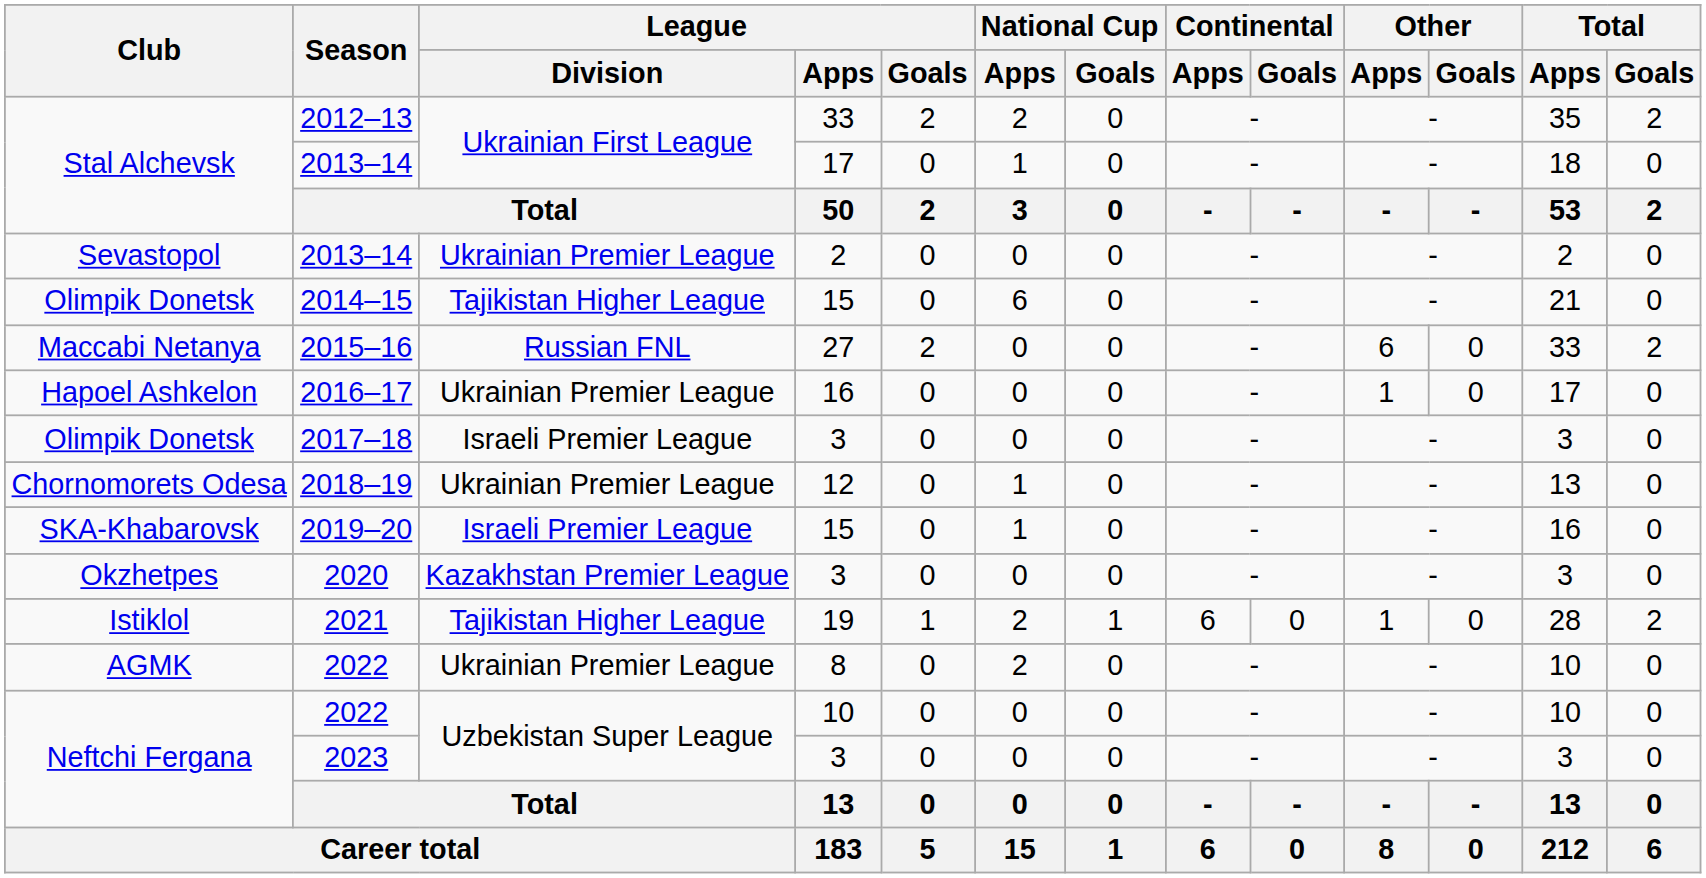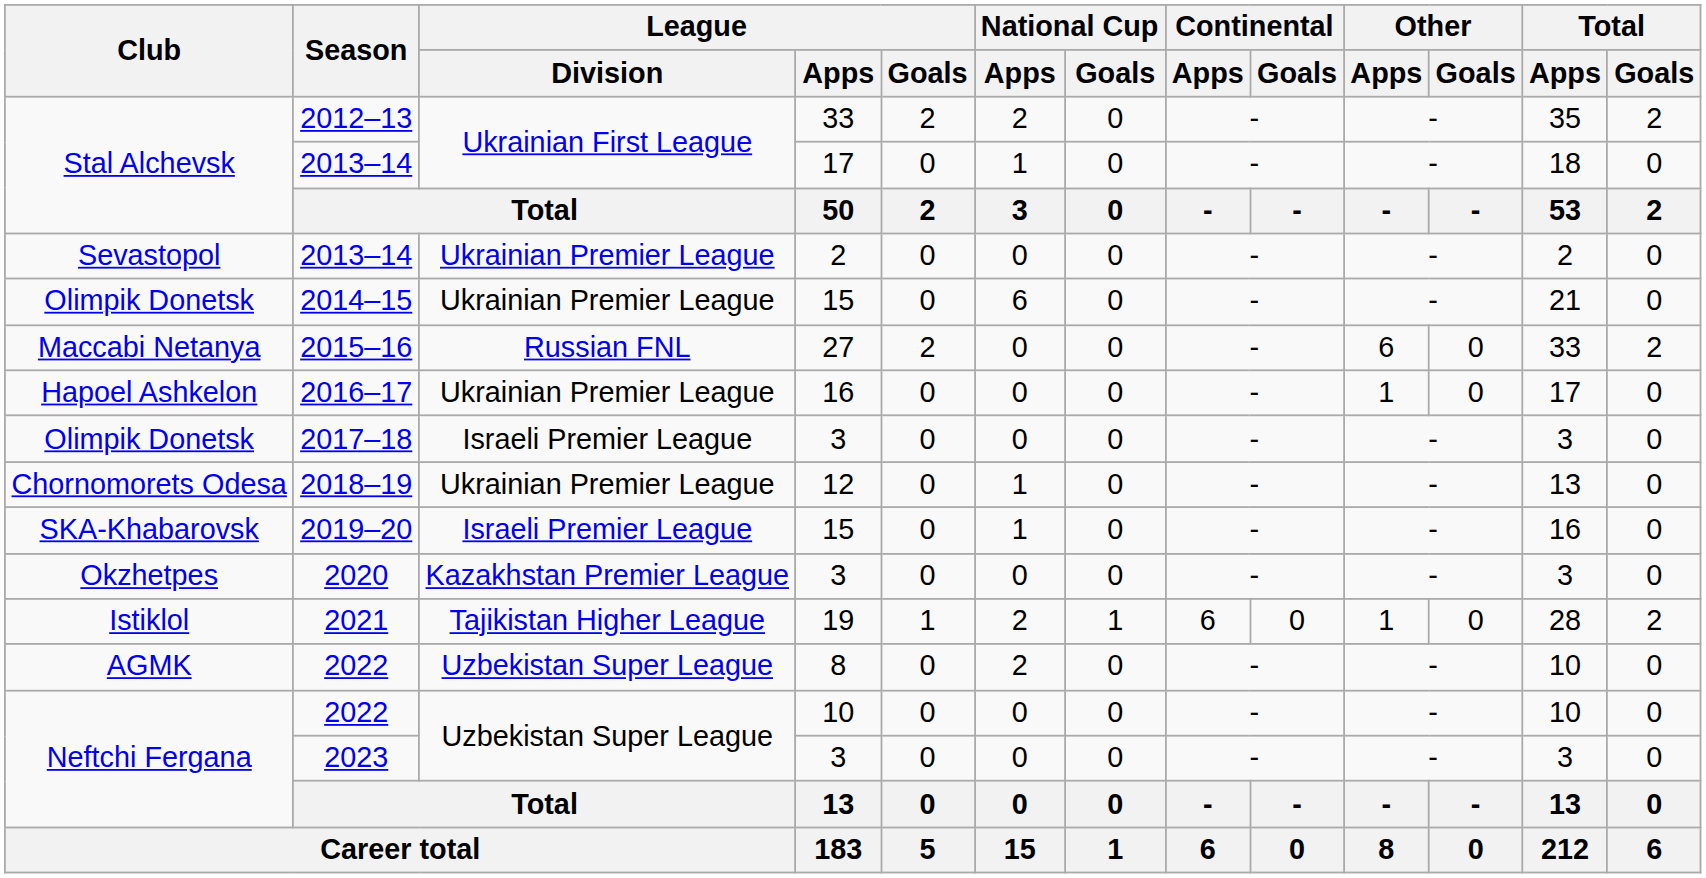(607, 301) Tajikistan Higher League -> (607, 301) Ukrainian Premier League
(607, 666) Ukrainian Premier League -> (607, 666) Uzbekistan Super League
